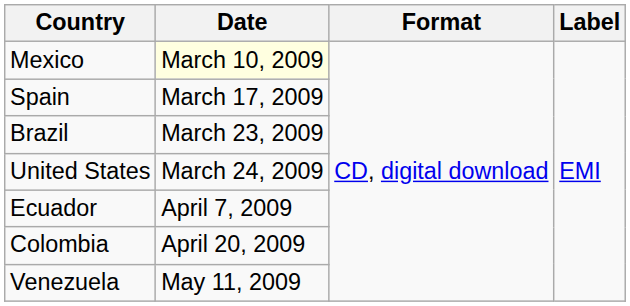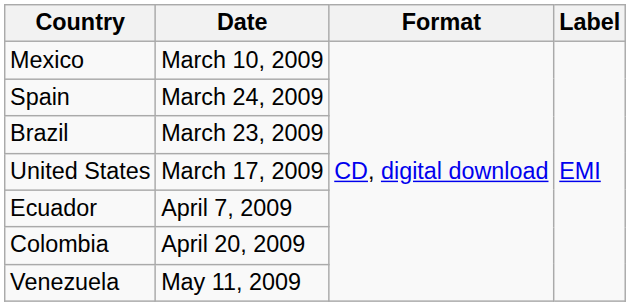(242, 60) lightyellow background -> (242, 60) no background
(242, 97) March 17, 2009 -> (242, 97) March 24, 2009
(242, 171) March 24, 2009 -> (242, 171) March 17, 2009
